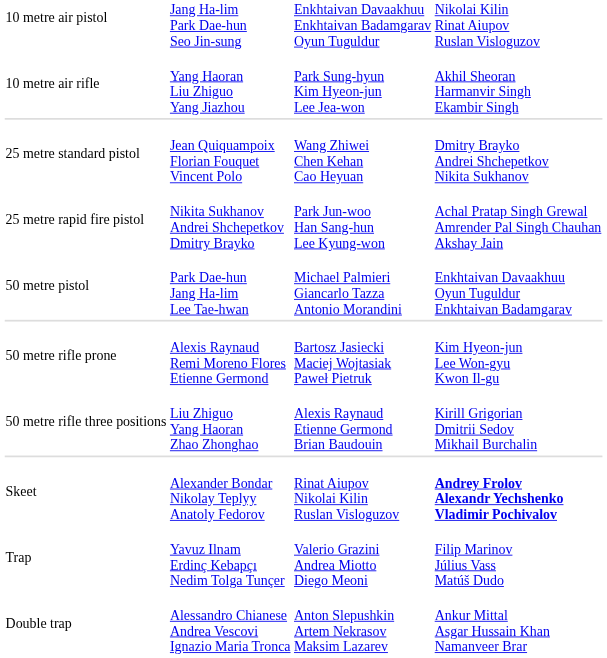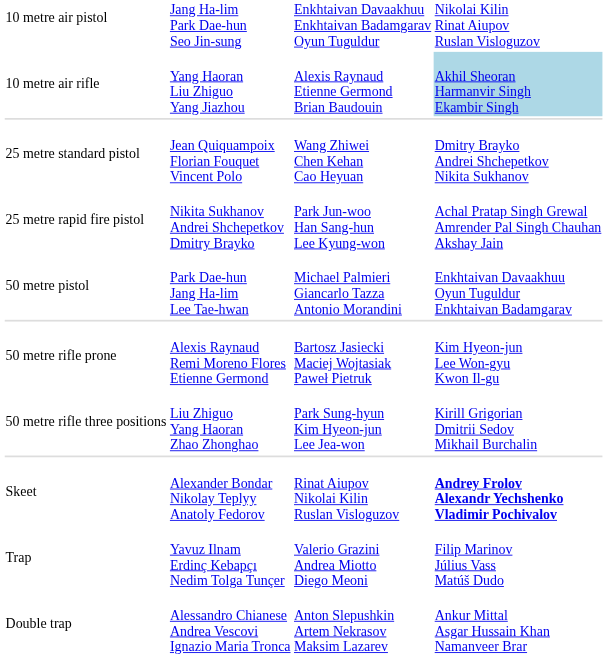(339, 91) Park Sung-hyun Kim Hyeon-jun Lee Jea-won -> (343, 91) Alexis Raynaud Etienne Germond Brian Baudouin
(483, 91) no background -> (483, 91) lightblue background
(343, 429) Alexis Raynaud Etienne Germond Brian Baudouin -> (339, 429) Park Sung-hyun Kim Hyeon-jun Lee Jea-won
